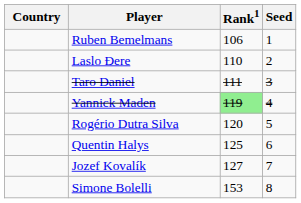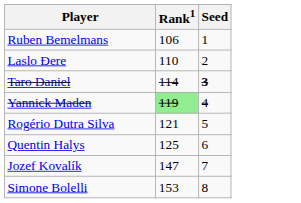- column: (37, 16)
(233, 81) 111 -> (169, 81) 114
(269, 81) normal -> (205, 81) bold
(233, 123) 120 -> (169, 123) 121
(233, 166) 127 -> (169, 166) 147
